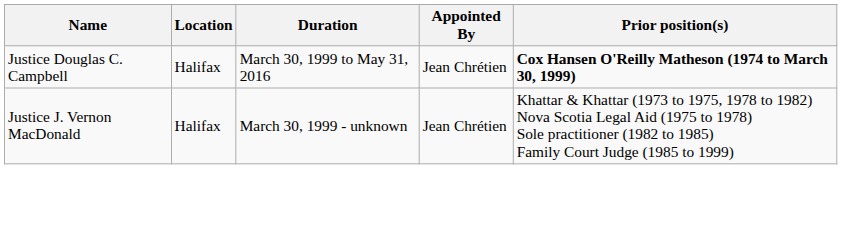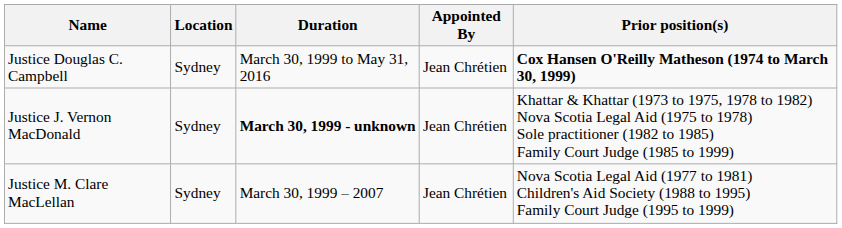(198, 66) Halifax -> (198, 66) Sydney
(198, 125) Halifax -> (198, 125) Sydney
(324, 125) normal -> (328, 125) bold
+ row: (58, 193)
